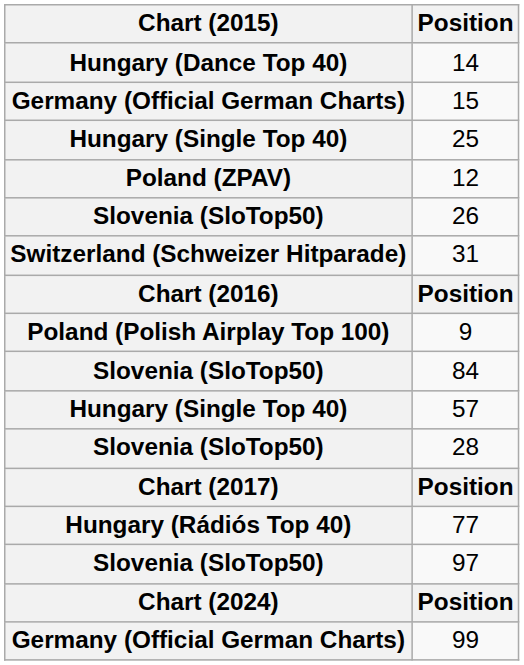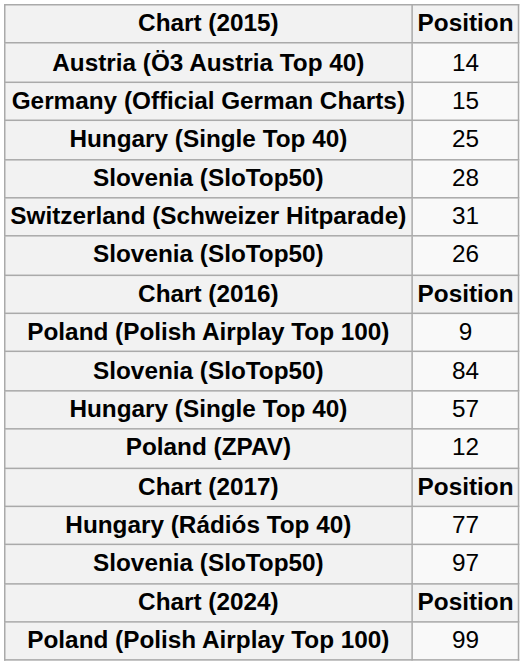(208, 62) Hungary (Dance Top 40) -> (208, 62) Austria (Ö3 Austria Top 40)
rows swapped: (466, 178) <-> (466, 448)
rows swapped: (466, 216) <-> (466, 255)
(208, 640) Germany (Official German Charts) -> (208, 640) Poland (Polish Airplay Top 100)
